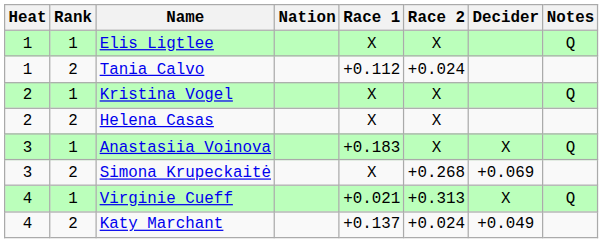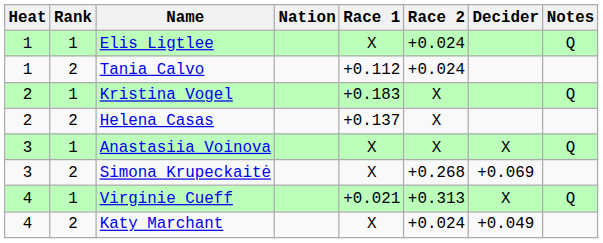(436, 43) X -> (436, 43) +0.024
(372, 95) X -> (372, 95) +0.183
(372, 121) X -> (372, 121) +0.137
(372, 147) +0.183 -> (372, 147) X
(372, 224) +0.137 -> (372, 224) X
